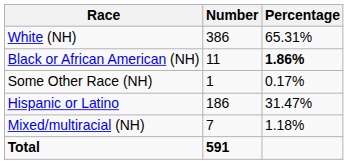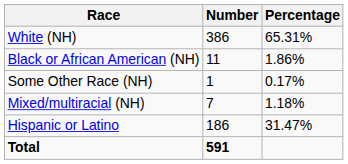(285, 59) bold -> (285, 59) normal
rows swapped: (76, 125) <-> (63, 103)
